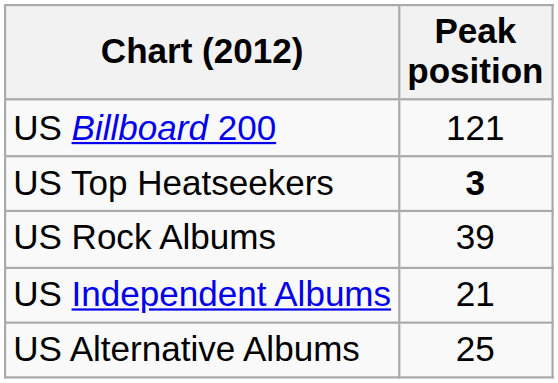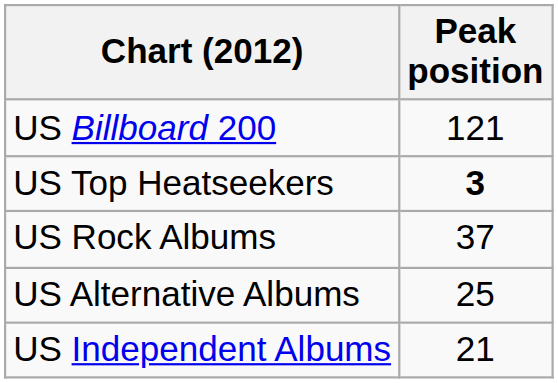(475, 238) 39 -> (475, 238) 37
rows swapped: (202, 293) <-> (187, 349)
